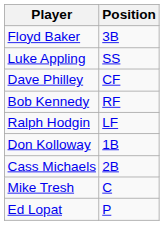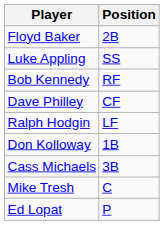(111, 36) 3B -> (111, 36) 2B
rows swapped: (45, 79) <-> (48, 101)
(111, 166) 2B -> (111, 166) 3B
